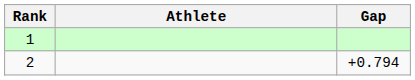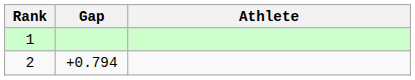columns swapped: (196, 16) <-> (374, 16)
